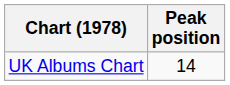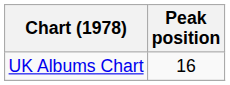(186, 66) 14 -> (186, 66) 16
